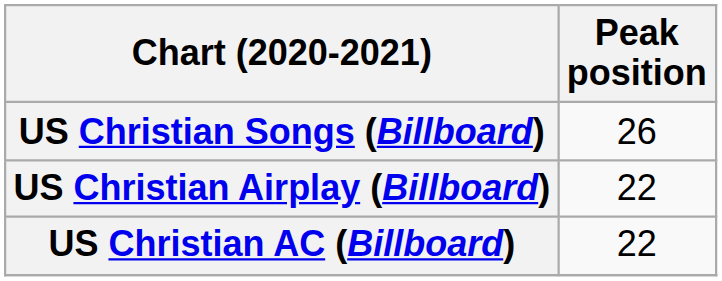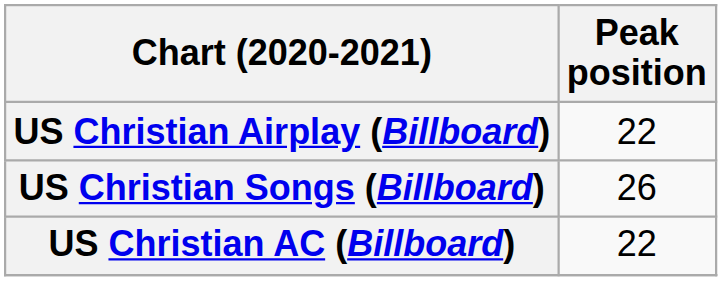rows swapped: (282, 130) <-> (282, 187)
